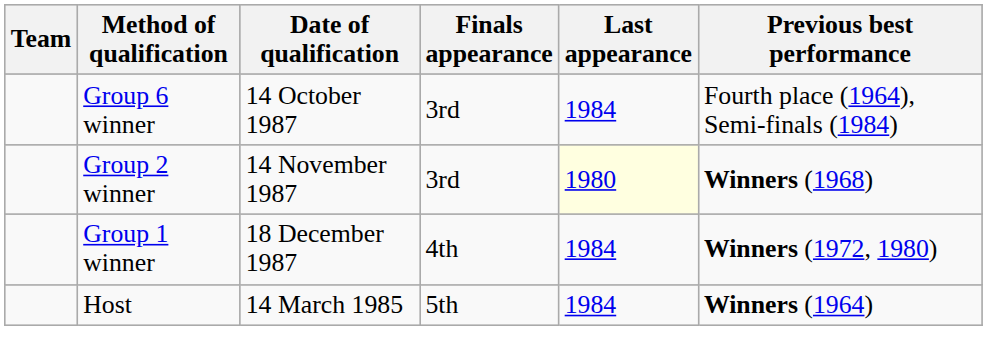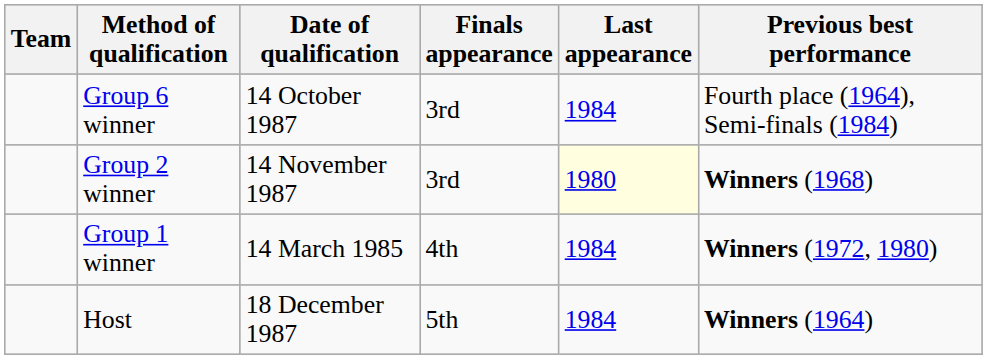(315, 248) 18 December 1987 -> (324, 248) 14 March 1985
(324, 304) 14 March 1985 -> (315, 318) 18 December 1987
